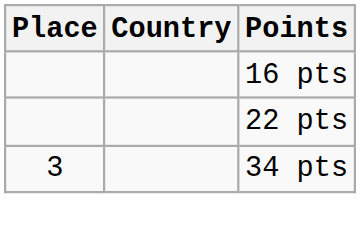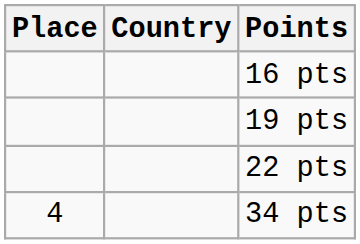+ row: (297, 122)
(55, 168) 3 -> (55, 215) 4
